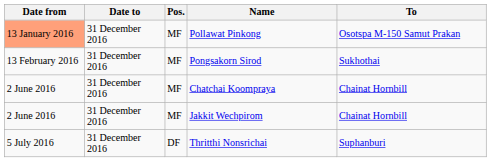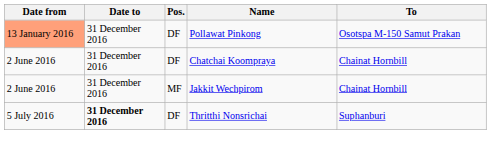(174, 34) MF -> (174, 34) DF
- row: (225, 61)
(174, 88) MF -> (174, 61) DF
(114, 143) normal -> (115, 116) bold
